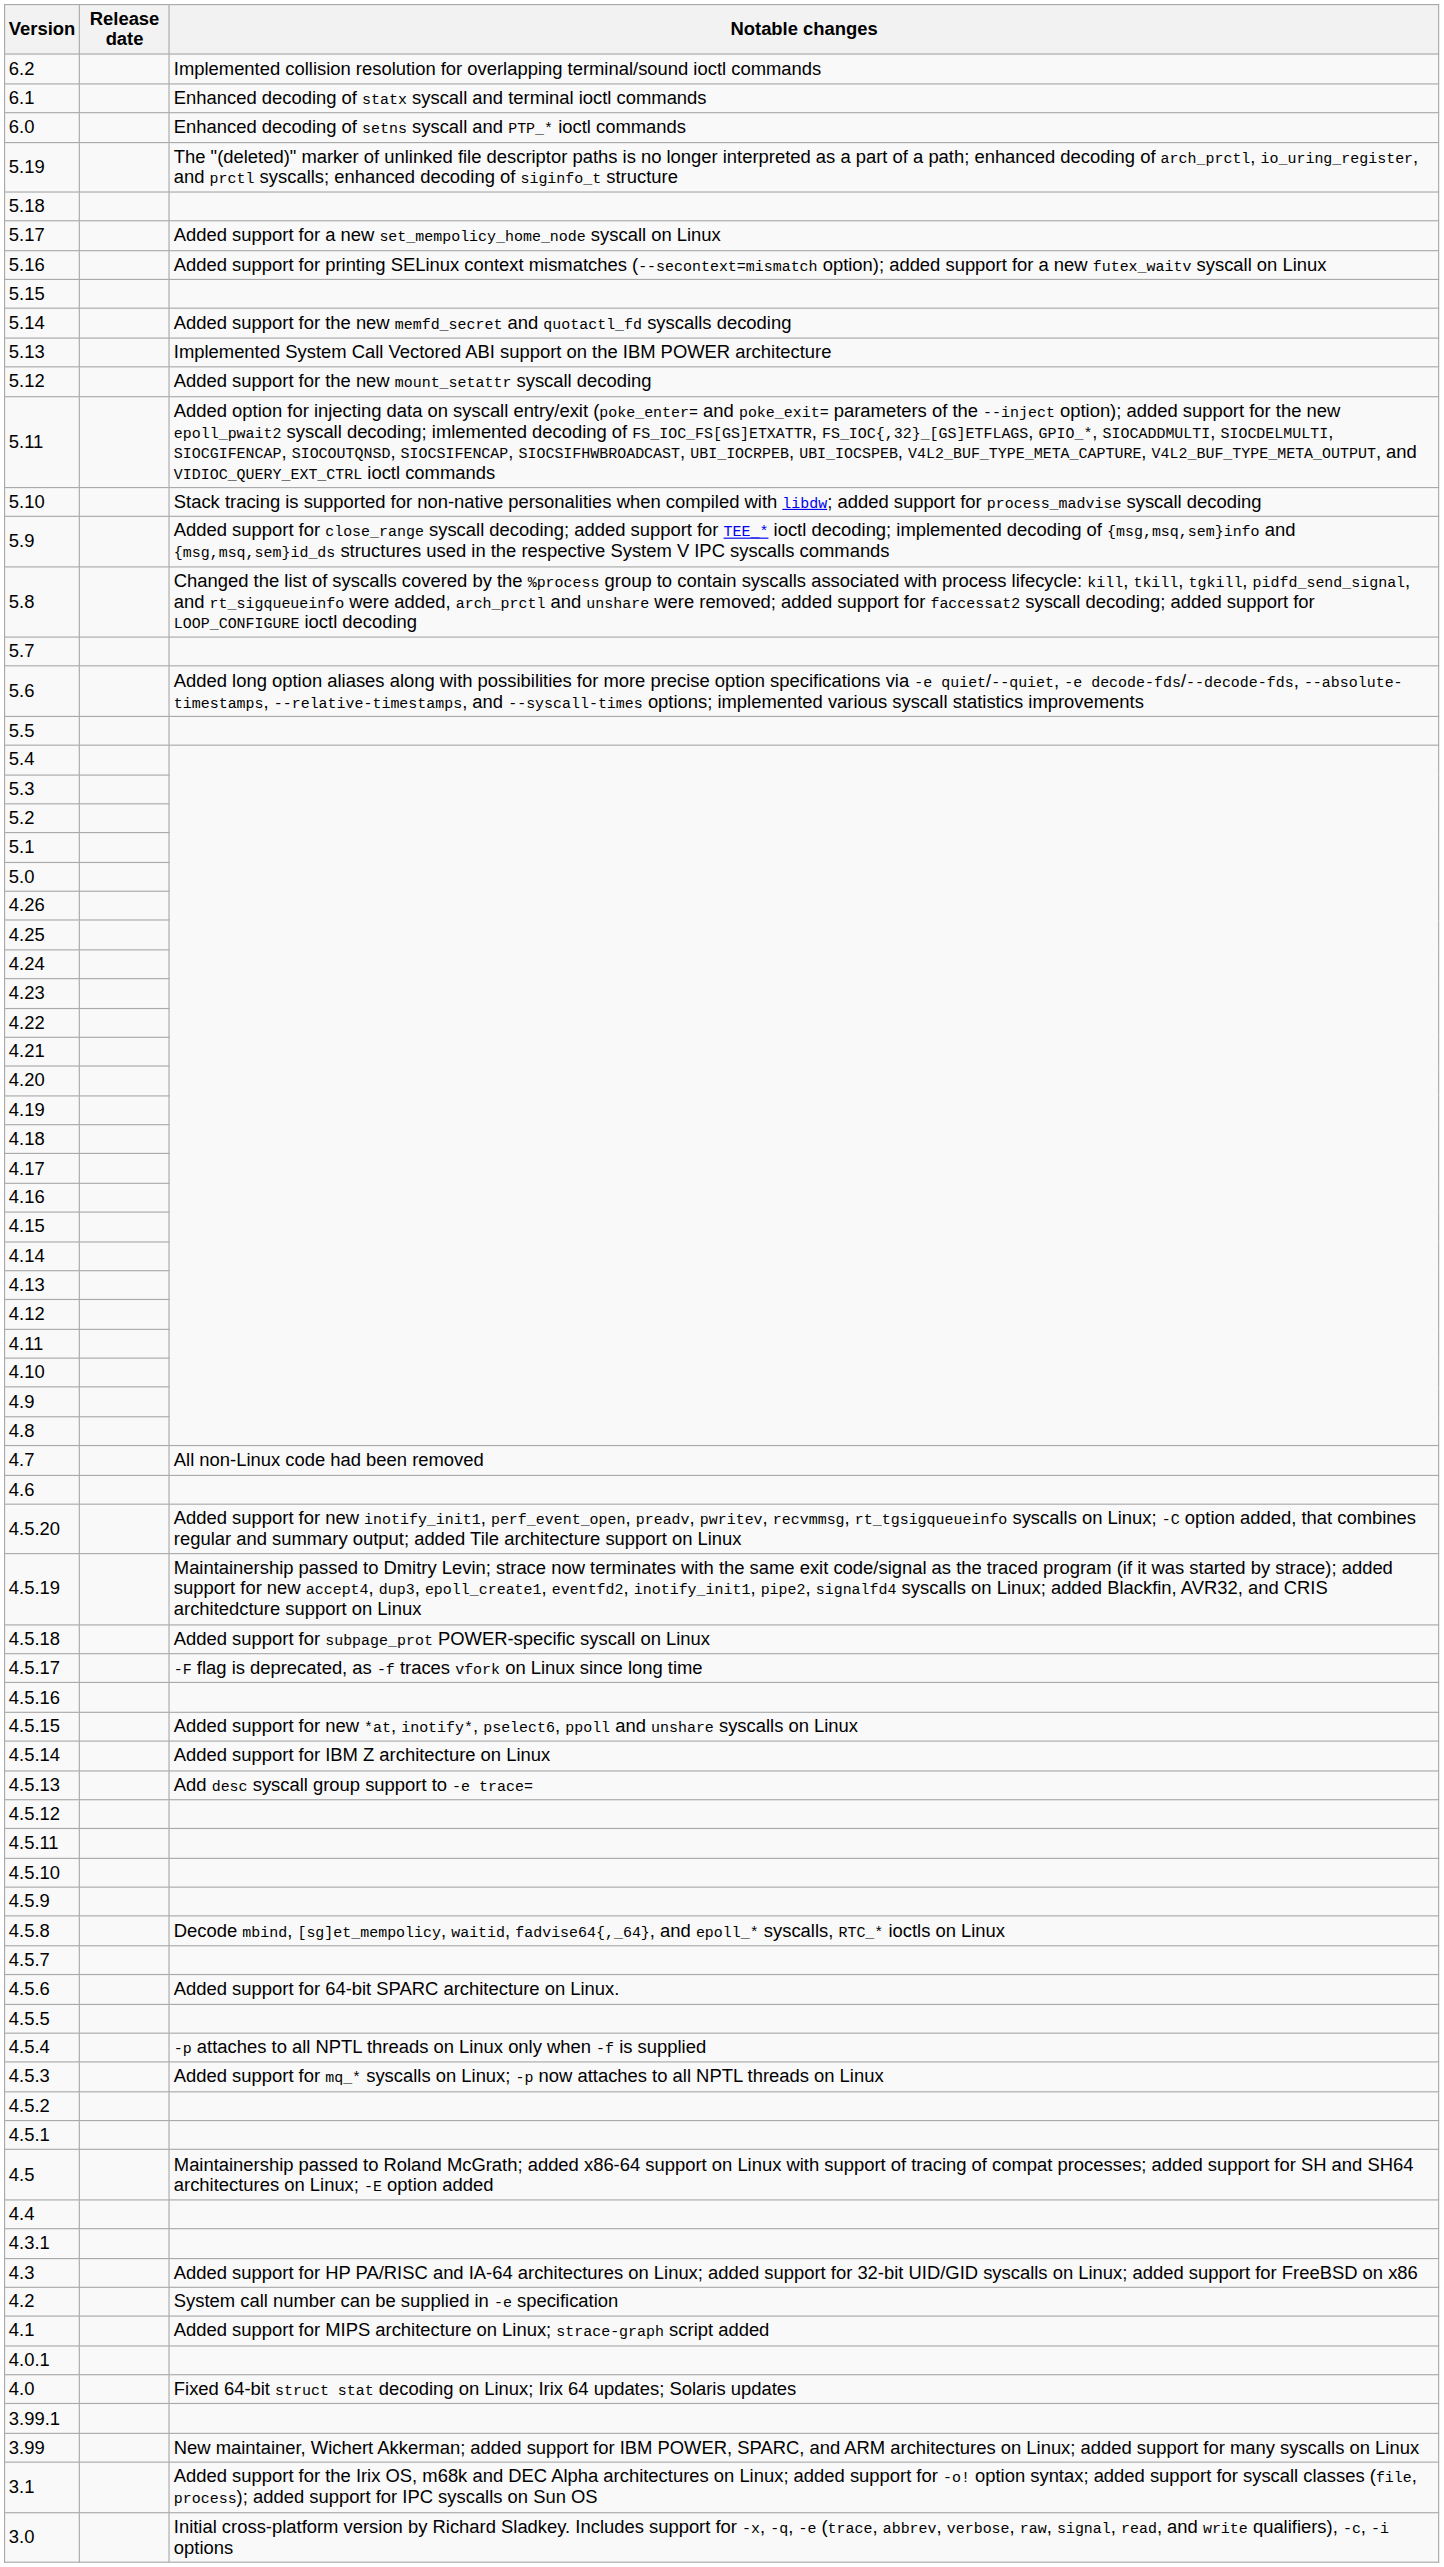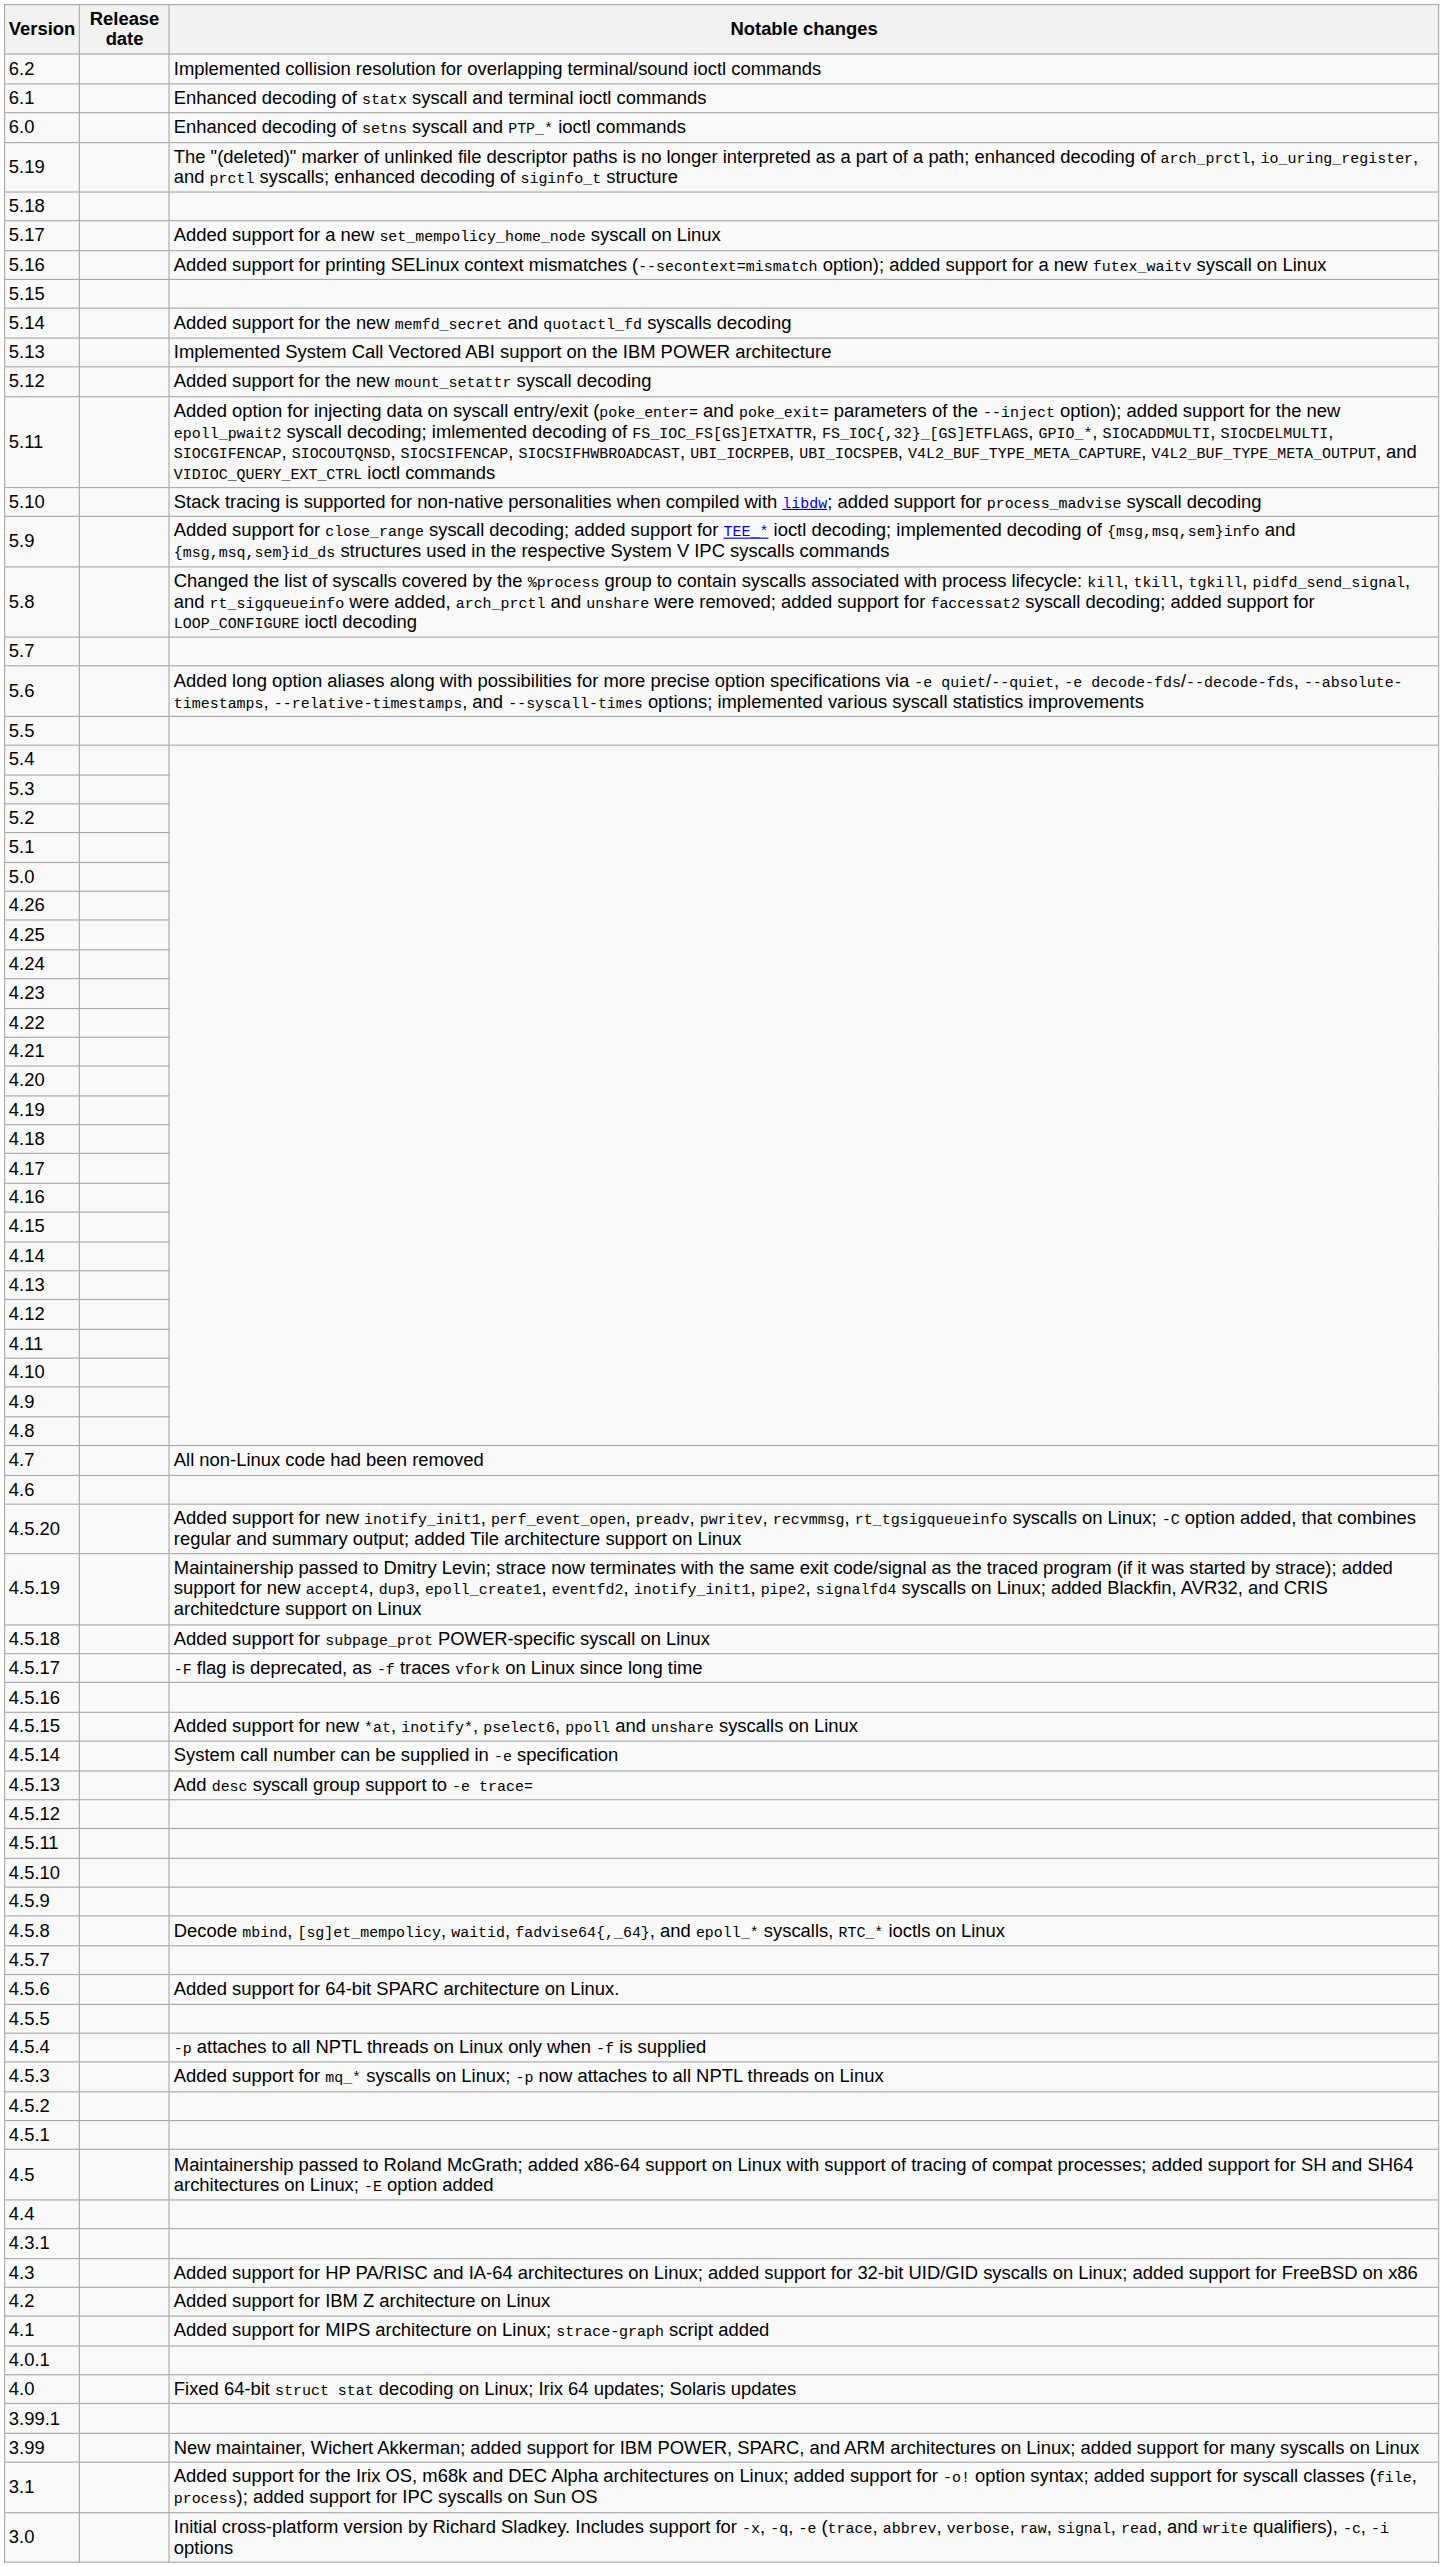(362, 1755) Added support for IBM Z architecture on Linux -> (396, 1756) System call number can be supplied in -e specification
(396, 2302) System call number can be supplied in -e specification -> (362, 2301) Added support for IBM Z architecture on Linux
